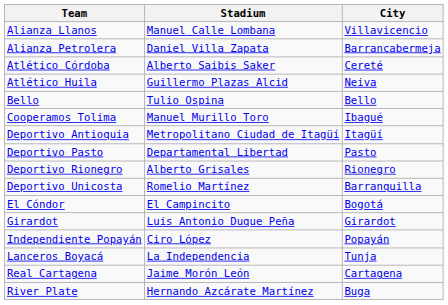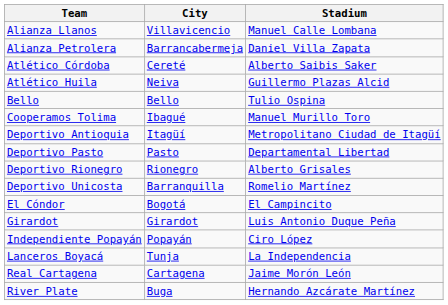columns swapped: (393, 13) <-> (243, 13)
